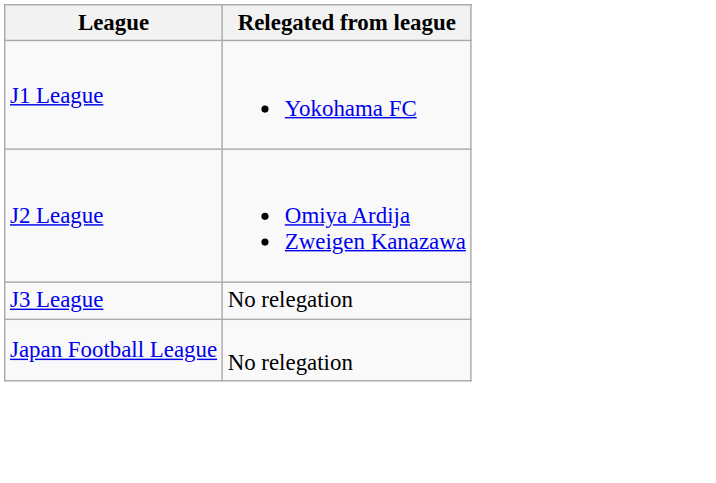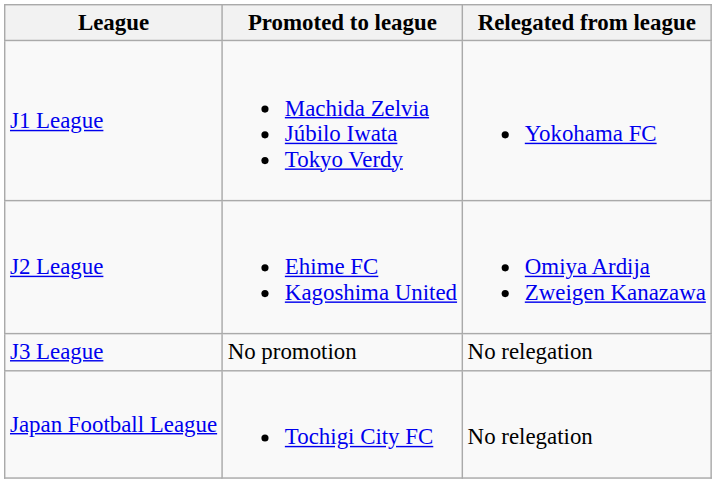+ column: (342, 22)
